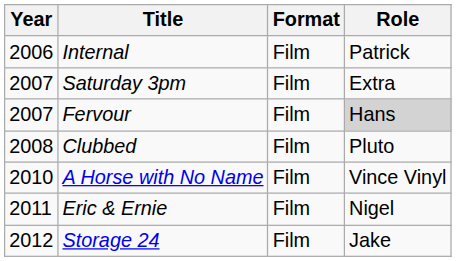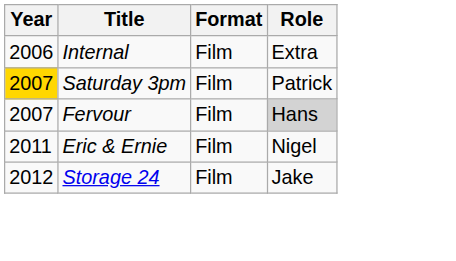(379, 51) Patrick -> (295, 51) Extra
(31, 83) no background -> (31, 83) gold background
(372, 83) Extra -> (302, 83) Patrick
- row: (99, 146)
- row: (163, 177)
